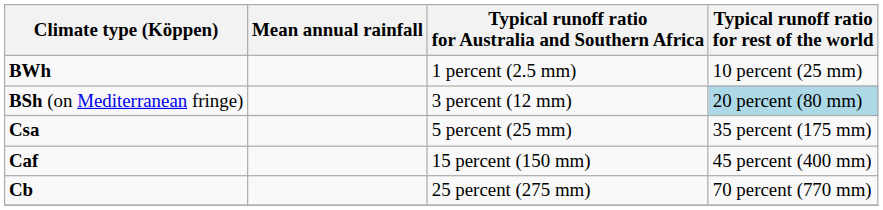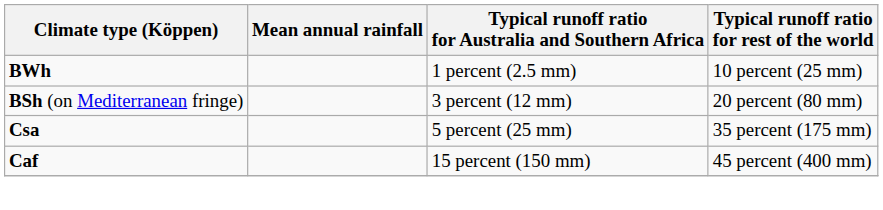(787, 100) lightblue background -> (787, 100) no background
- row: (21, 190)
